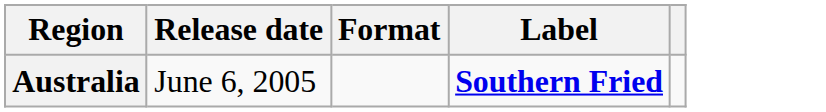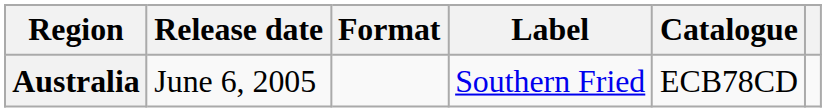+ column: (729, 29)
(559, 80) bold -> (550, 80) normal
